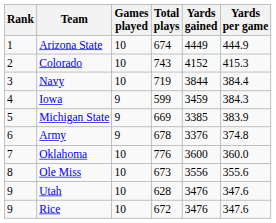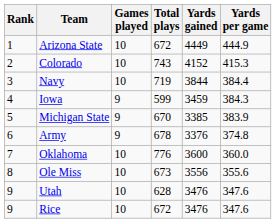(162, 44) 674 -> (162, 44) 672
(162, 117) 669 -> (162, 117) 670
